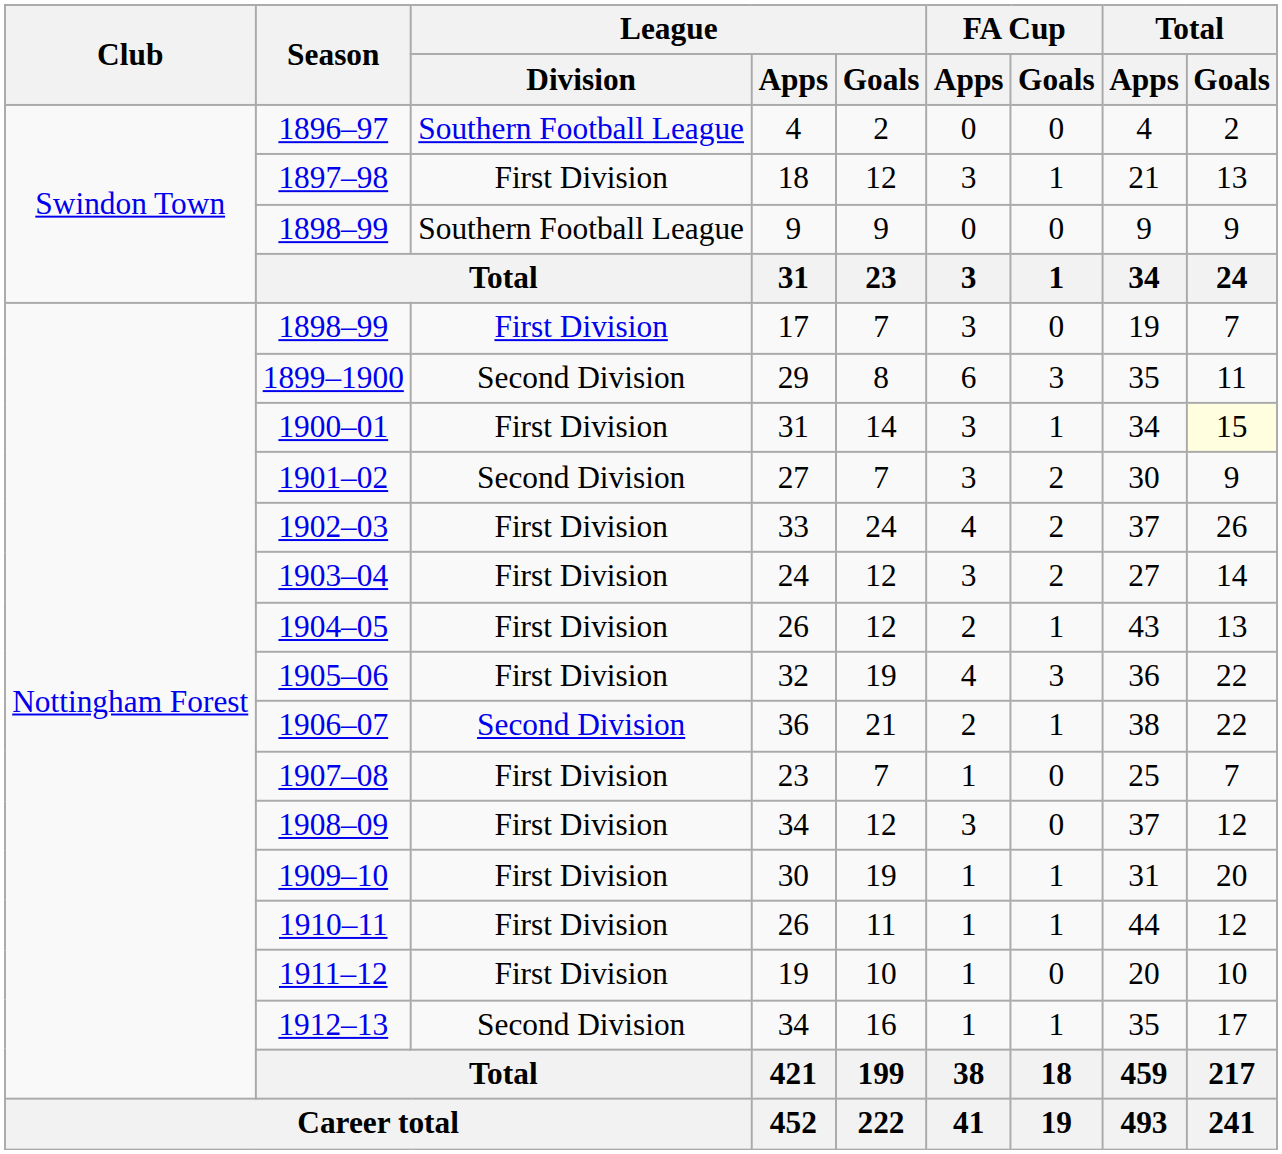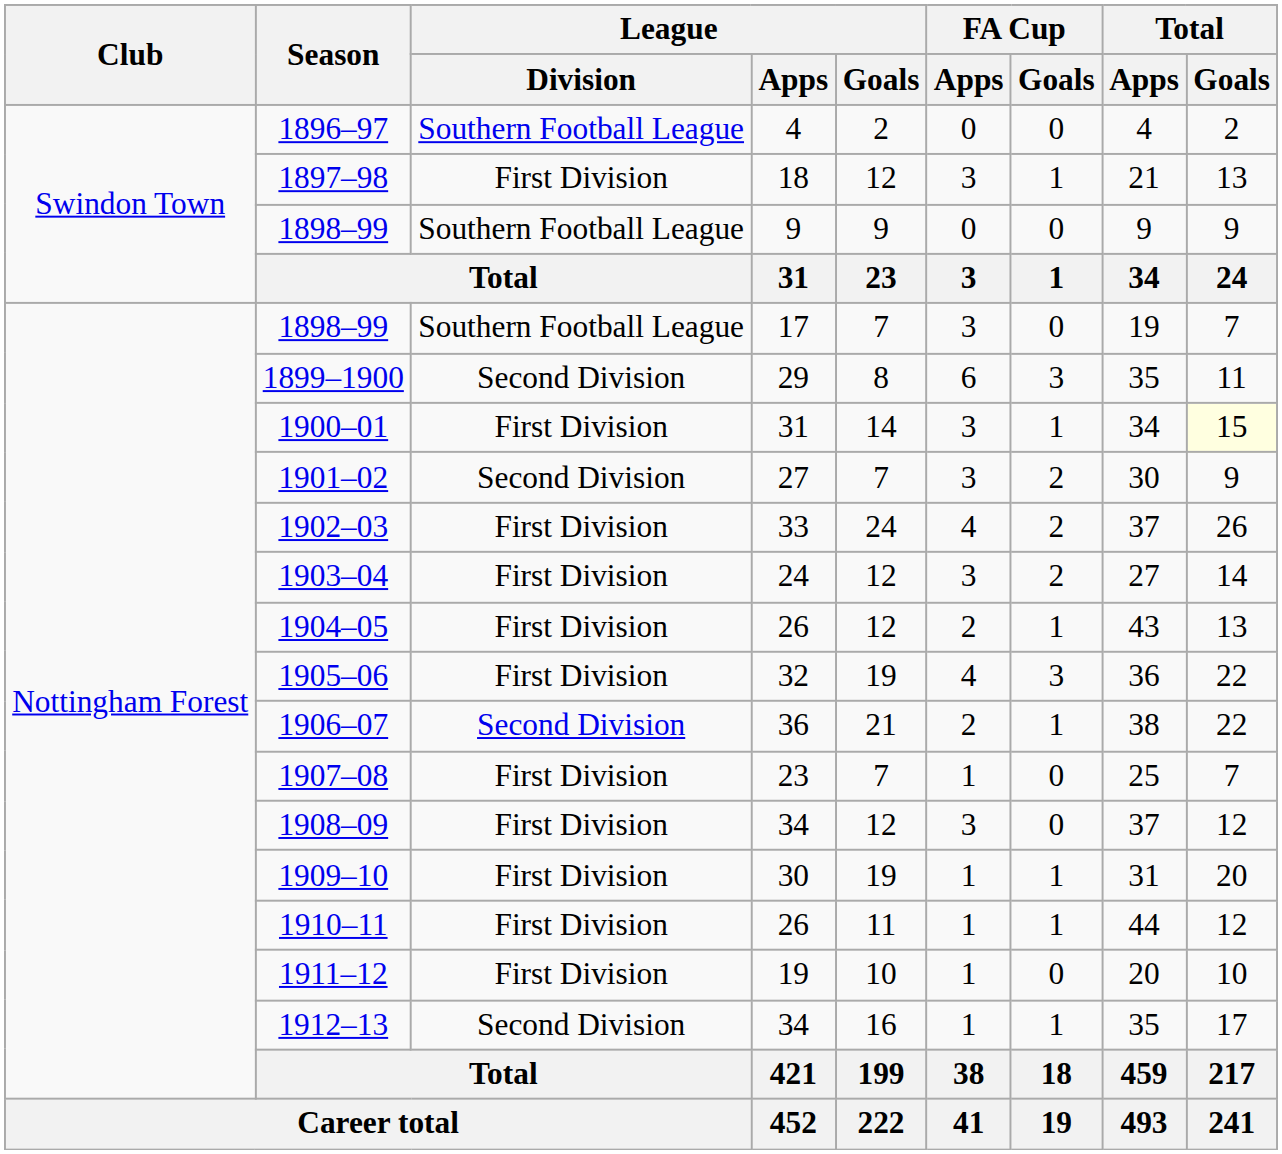(581, 327) First Division -> (581, 327) Southern Football League
